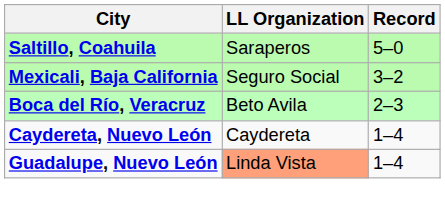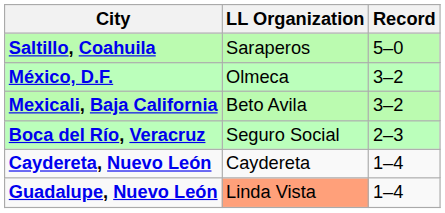+ row: (61, 76)
(283, 76) Seguro Social -> (266, 105) Beto Avila
(266, 105) Beto Avila -> (283, 134) Seguro Social
